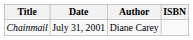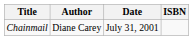columns swapped: (134, 12) <-> (79, 12)
